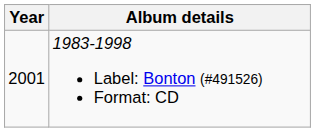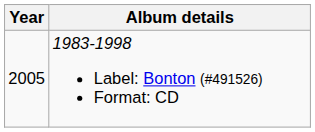(27, 78) 2001 -> (27, 78) 2005
